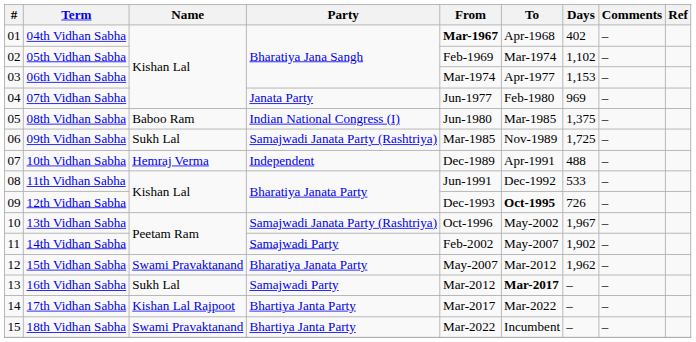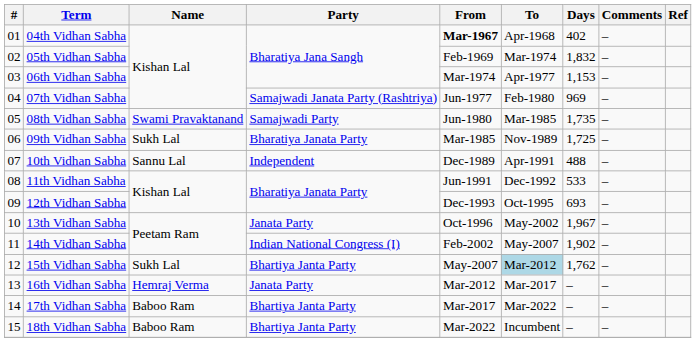(581, 56) 1,102 -> (581, 56) 1,832
(281, 98) Janata Party -> (343, 98) Samajwadi Janata Party (Rashtriya)
(163, 118) Baboo Ram -> (188, 118) Swami Pravaktanand
(325, 118) Indian National Congress (I) -> (294, 118) Samajwadi Party
(581, 118) 1,375 -> (581, 118) 1,735
(343, 139) Samajwadi Janata Party (Rashtriya) -> (308, 139) Bharatiya Janata Party
(171, 160) Hemraj Verma -> (159, 160) Sannu Lal
(530, 202) bold -> (529, 202) normal
(576, 202) 726 -> (576, 202) 693
(343, 222) Samajwadi Janata Party (Rashtriya) -> (281, 222) Janata Party
(294, 243) Samajwadi Party -> (325, 243) Indian National Congress (I)
(188, 264) Swami Pravaktanand -> (156, 264) Sukh Lal
(308, 264) Bharatiya Janata Party -> (303, 264) Bhartiya Janta Party
(530, 264) no background -> (530, 264) lightblue background
(581, 264) 1,962 -> (581, 264) 1,762
(156, 285) Sukh Lal -> (171, 285) Hemraj Verma
(294, 285) Samajwadi Party -> (281, 285) Janata Party
(531, 285) bold -> (530, 285) normal
(184, 306) Kishan Lal Rajpoot -> (163, 306) Baboo Ram
(188, 327) Swami Pravaktanand -> (163, 327) Baboo Ram
